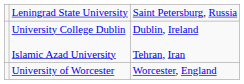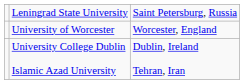rows swapped: (63, 71) <-> (69, 42)
